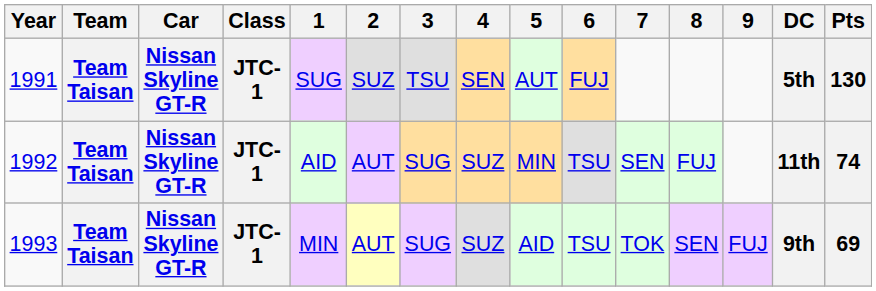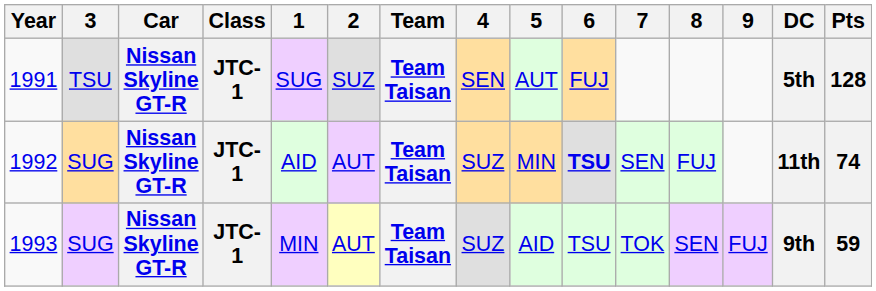columns swapped: (100, 21) <-> (428, 21)
(848, 79) 130 -> (848, 79) 128
(589, 161) normal -> (589, 161) bold
(848, 244) 69 -> (848, 244) 59
